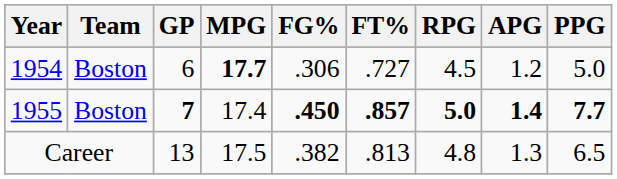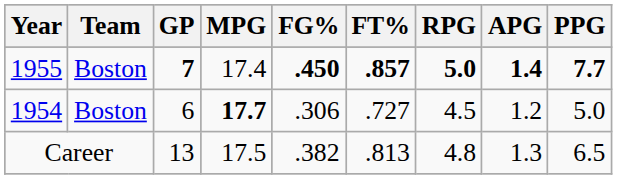rows swapped: (36, 68) <-> (36, 110)
